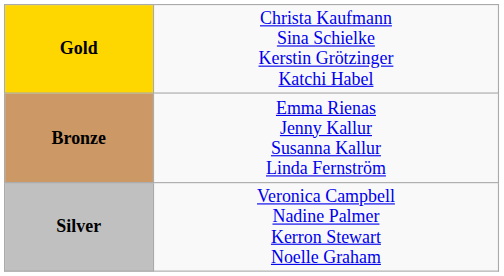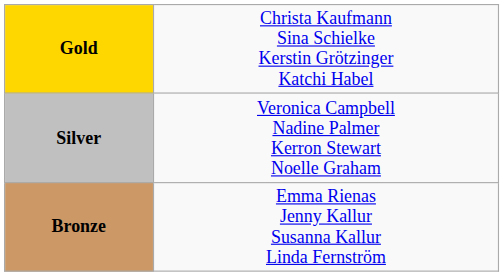rows swapped: (79, 226) <-> (79, 137)
